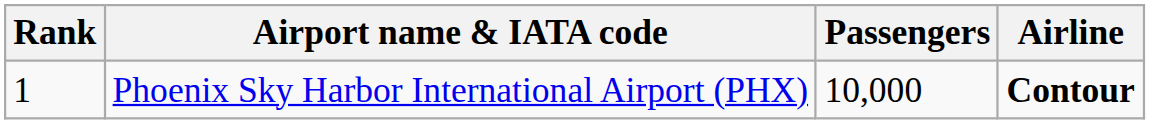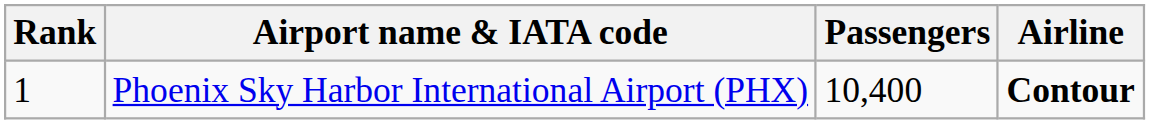(873, 88) 10,000 -> (873, 88) 10,400
